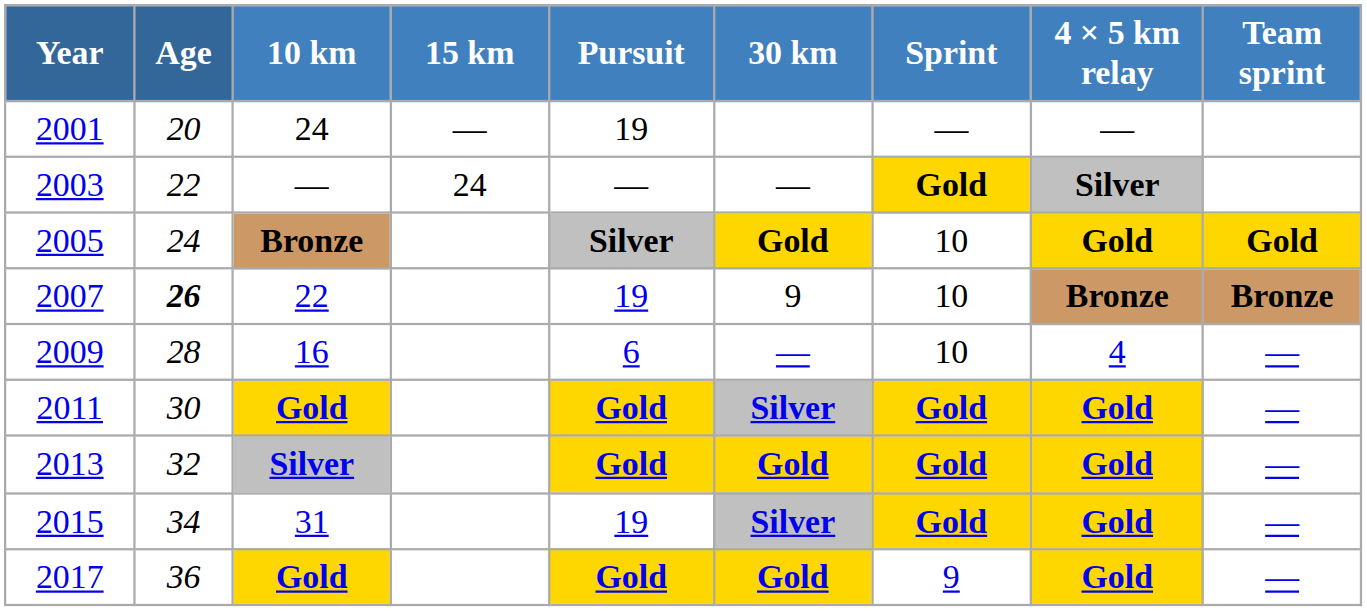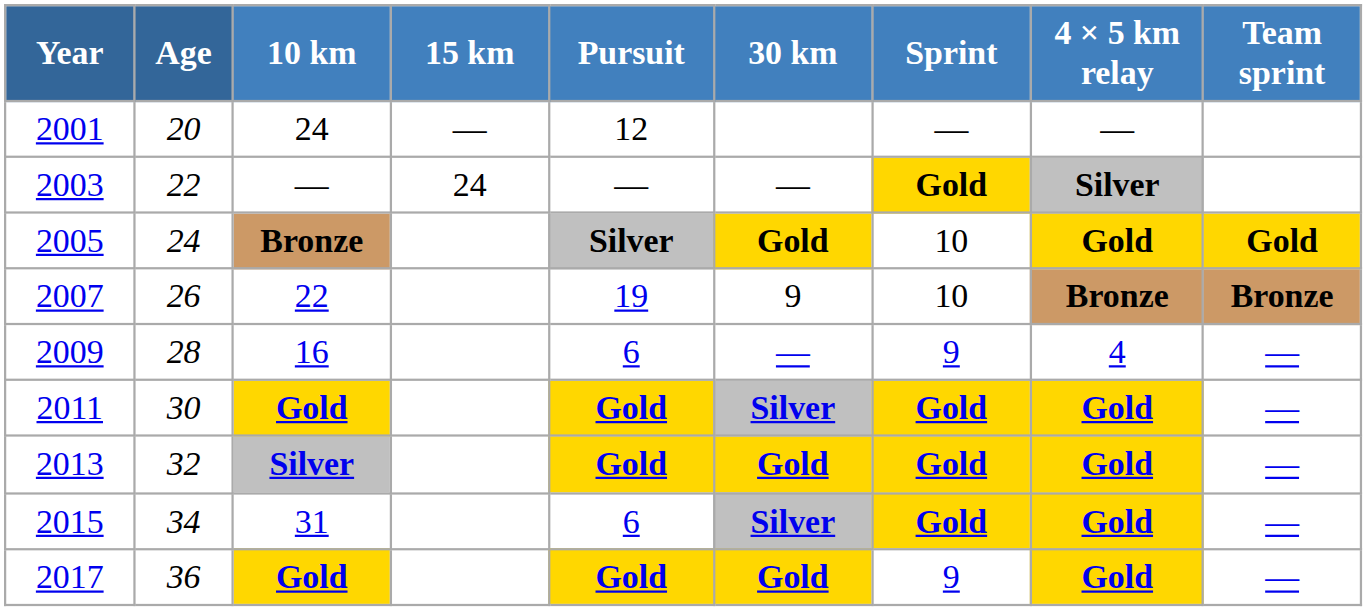(631, 128) 19 -> (631, 128) 12
(184, 296) bold -> (184, 296) normal
(951, 352) 10 -> (951, 352) 9
(631, 519) 19 -> (631, 519) 6
